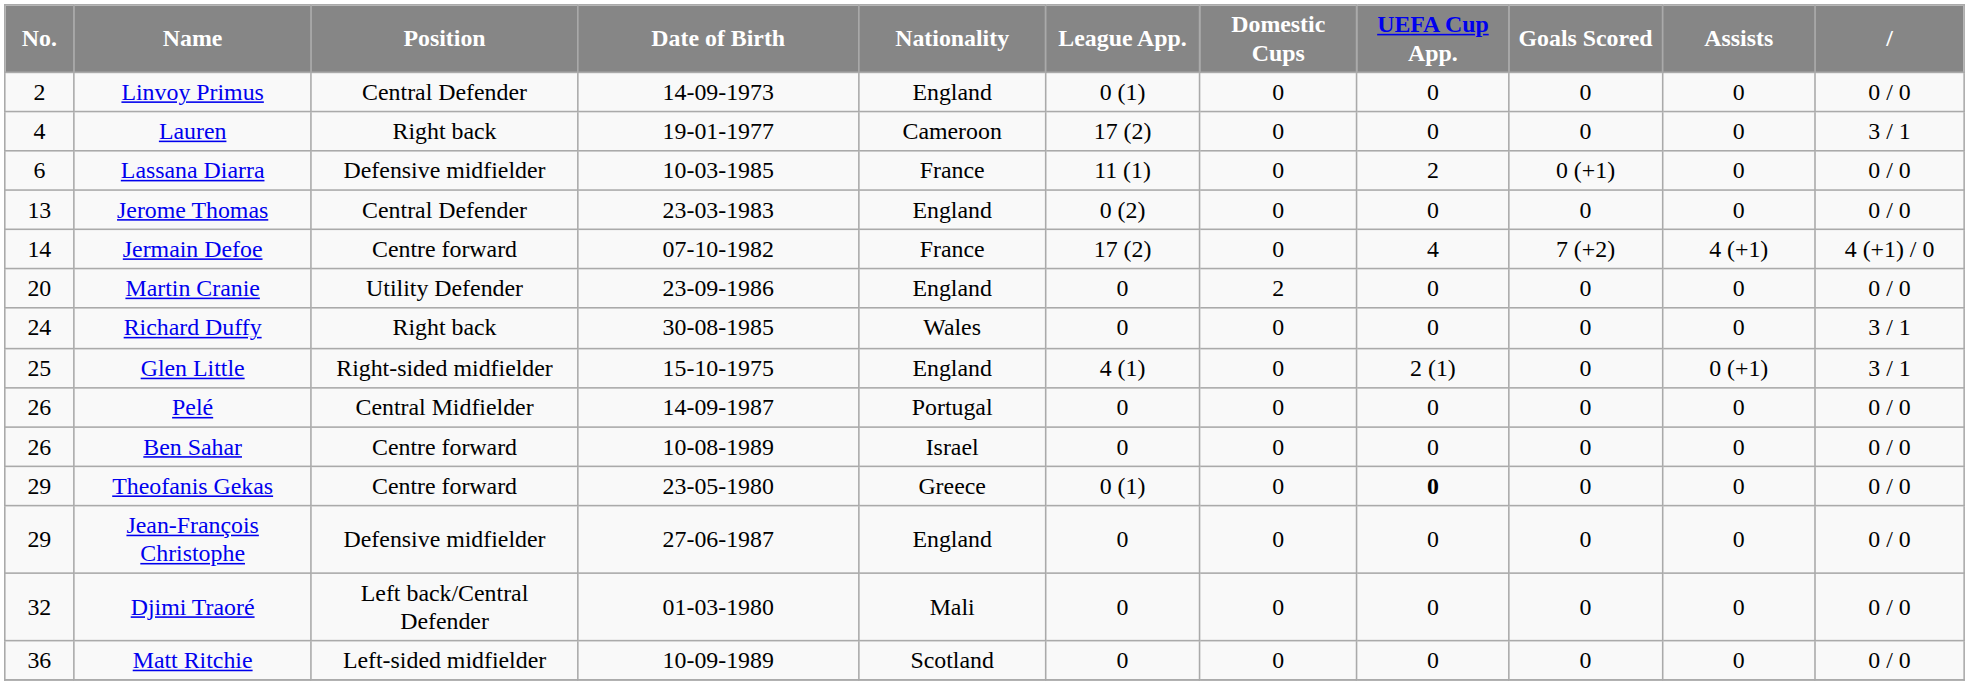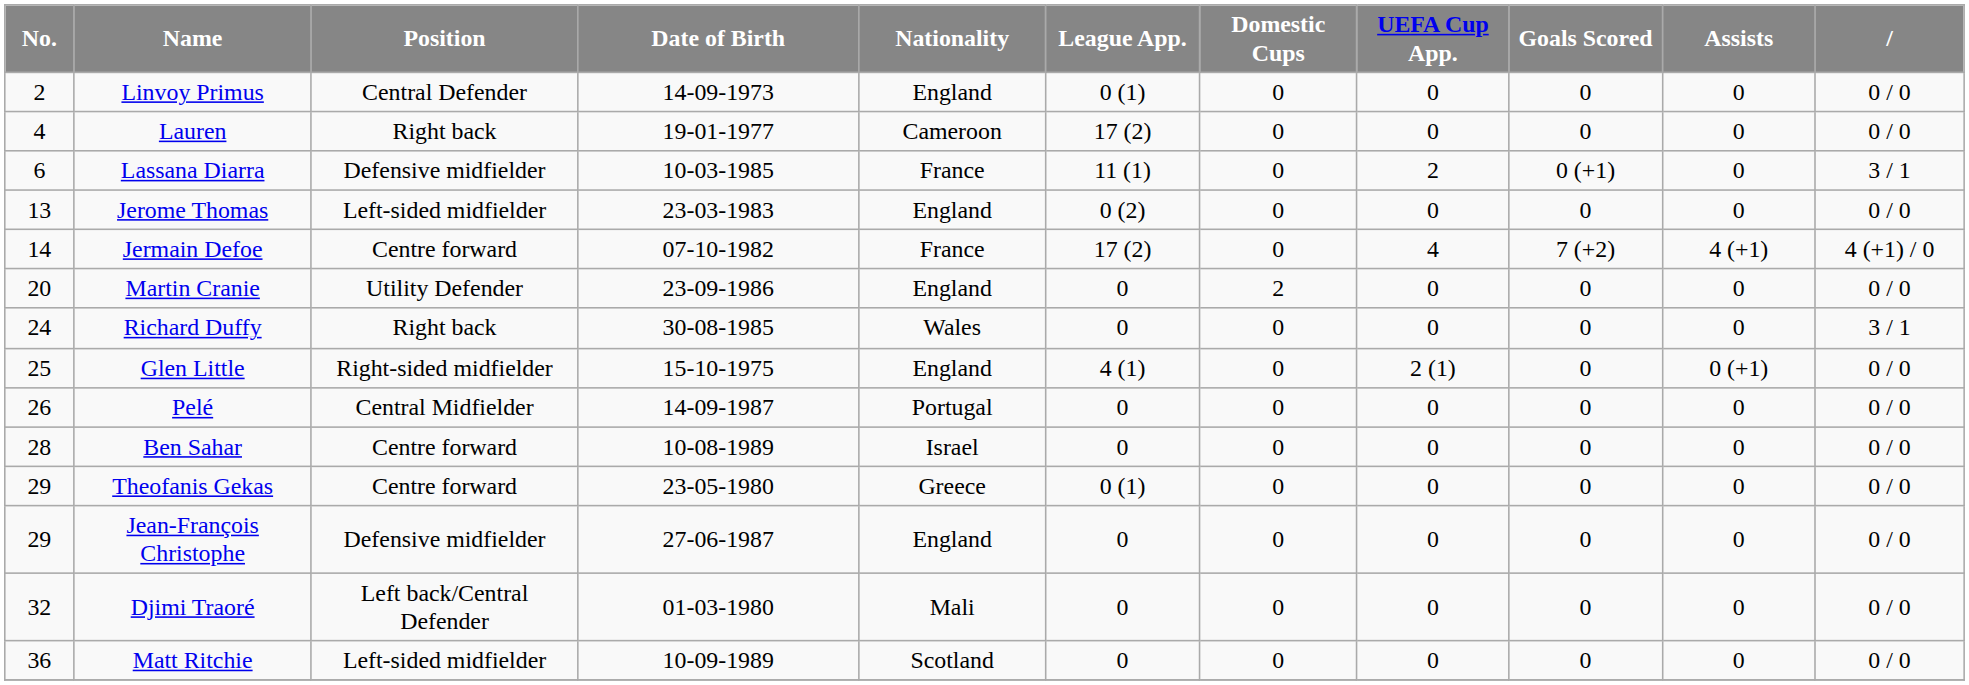(1890, 131) 3 / 1 -> (1890, 131) 0 / 0
(1890, 170) 0 / 0 -> (1890, 170) 3 / 1
(445, 210) Central Defender -> (445, 210) Left-sided midfielder
(1890, 367) 3 / 1 -> (1890, 367) 0 / 0
(39, 446) 26 -> (39, 446) 28
(1433, 485) bold -> (1433, 485) normal
